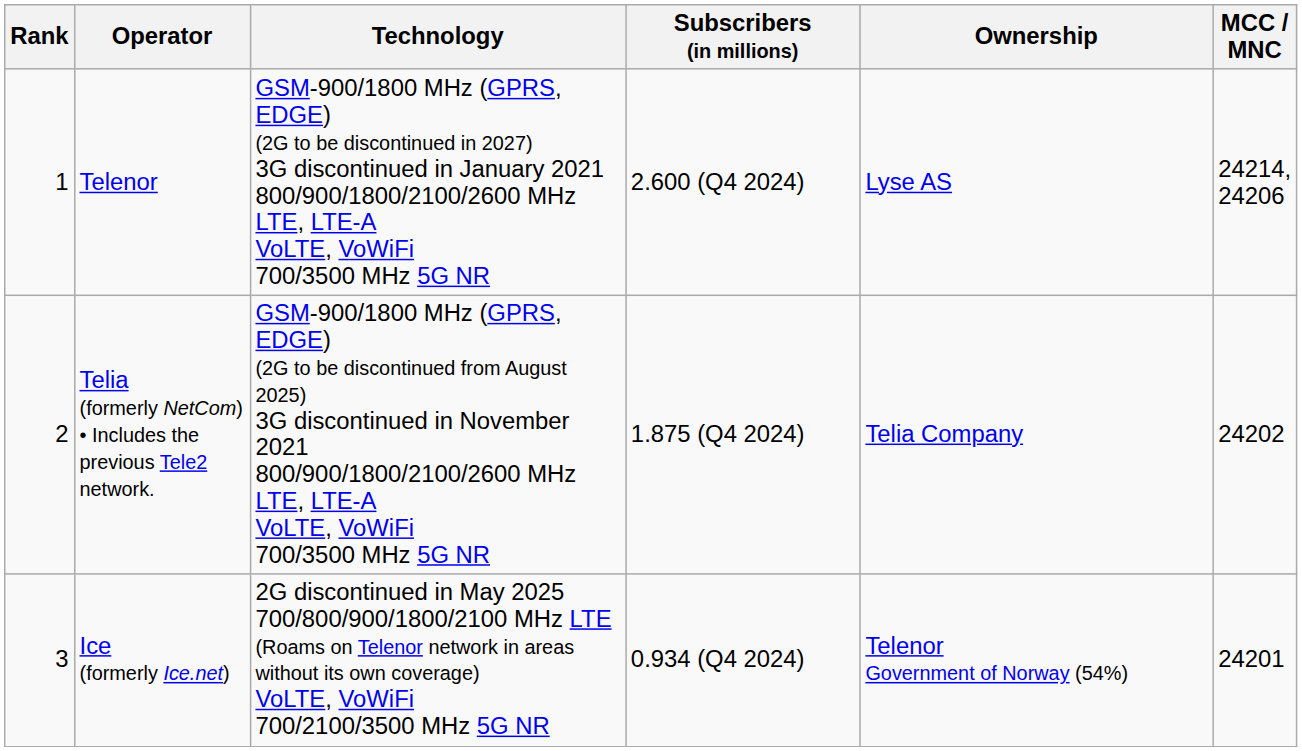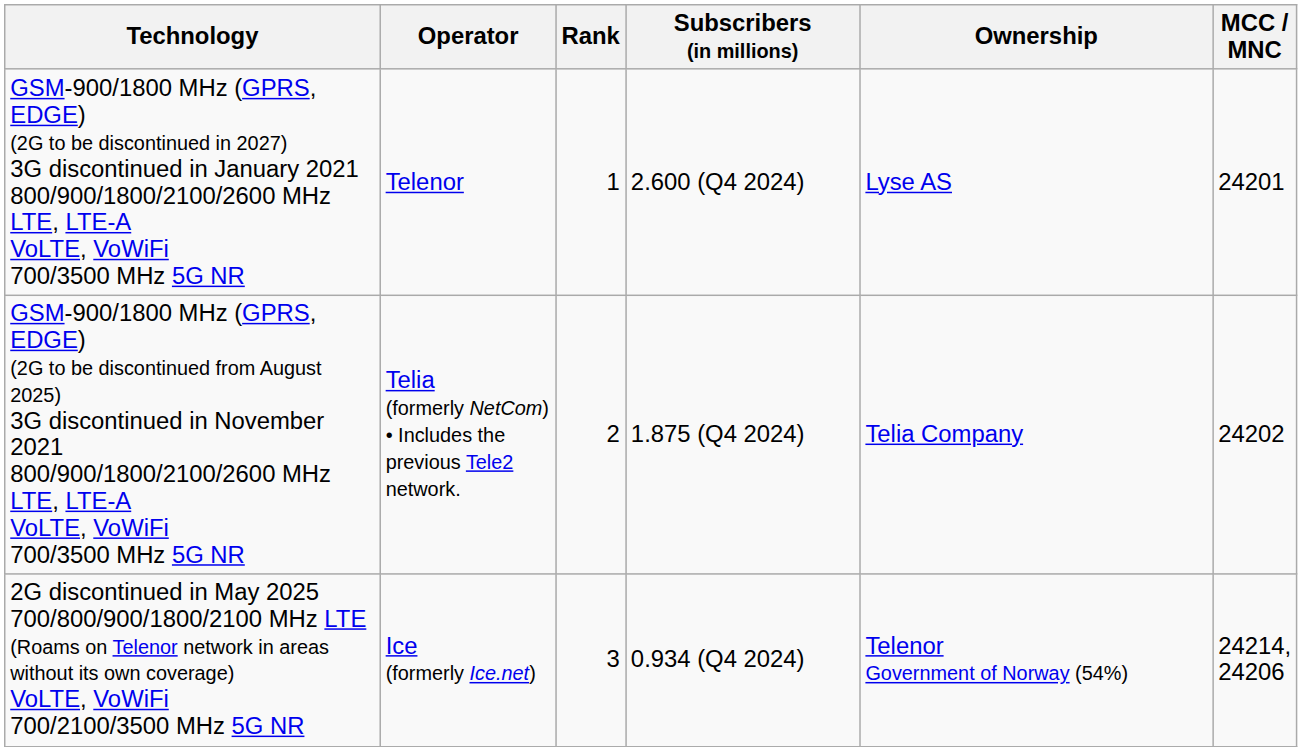columns swapped: (39, 36) <-> (438, 36)
(1255, 181) 24214, 24206 -> (1251, 181) 24201
(1251, 659) 24201 -> (1255, 659) 24214, 24206
